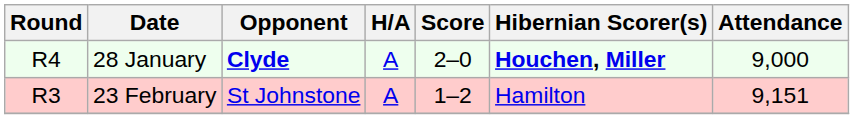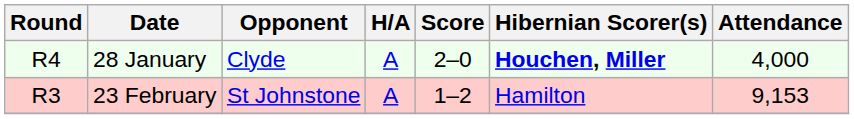(258, 58) bold -> (256, 58) normal
(780, 58) 9,000 -> (780, 58) 4,000
(780, 95) 9,151 -> (780, 95) 9,153
